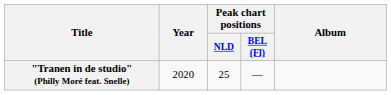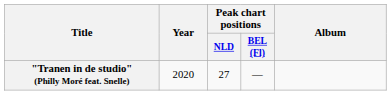(224, 75) 25 -> (224, 75) 27
